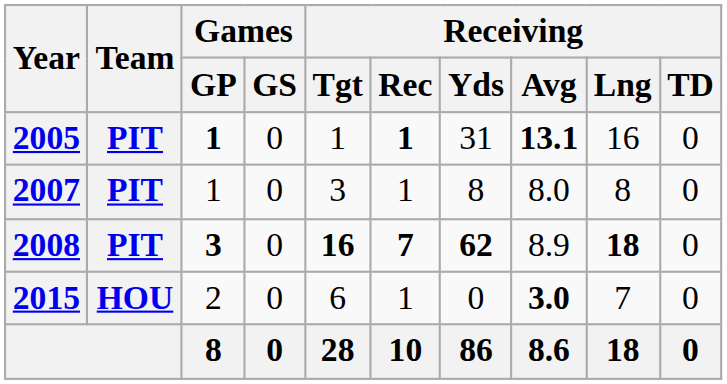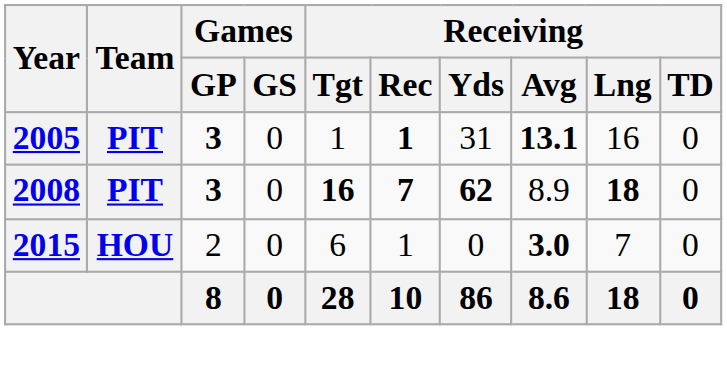(213, 137) 1 -> (213, 137) 3
- row: (46, 191)
